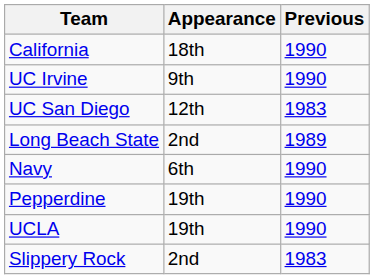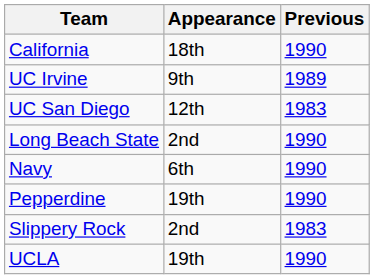(306, 79) 1990 -> (306, 79) 1989
(306, 139) 1989 -> (306, 139) 1990
rows swapped: (67, 259) <-> (34, 229)
